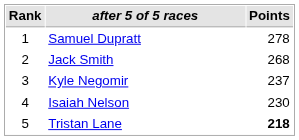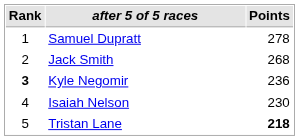(25, 81) normal -> (25, 81) bold
(279, 81) 237 -> (279, 81) 236
